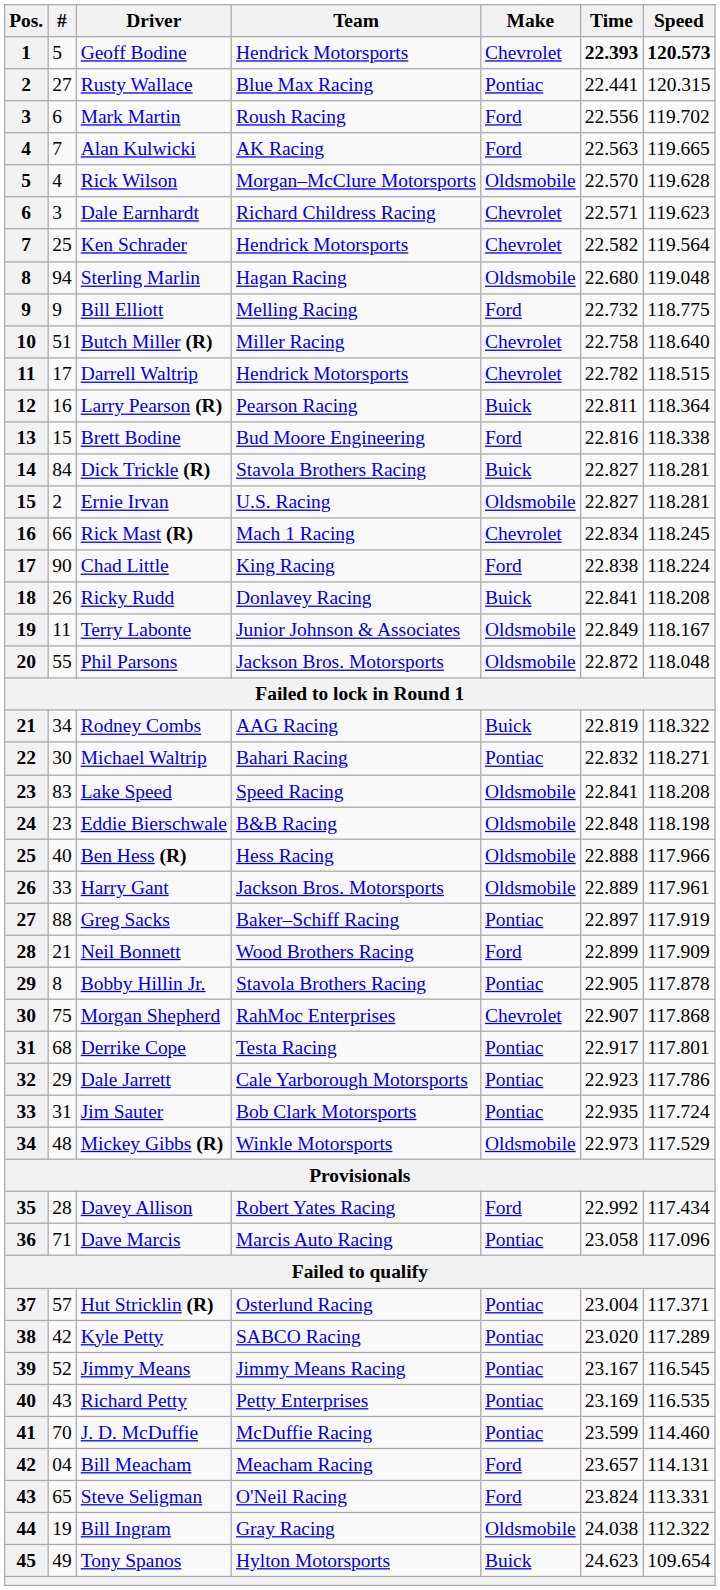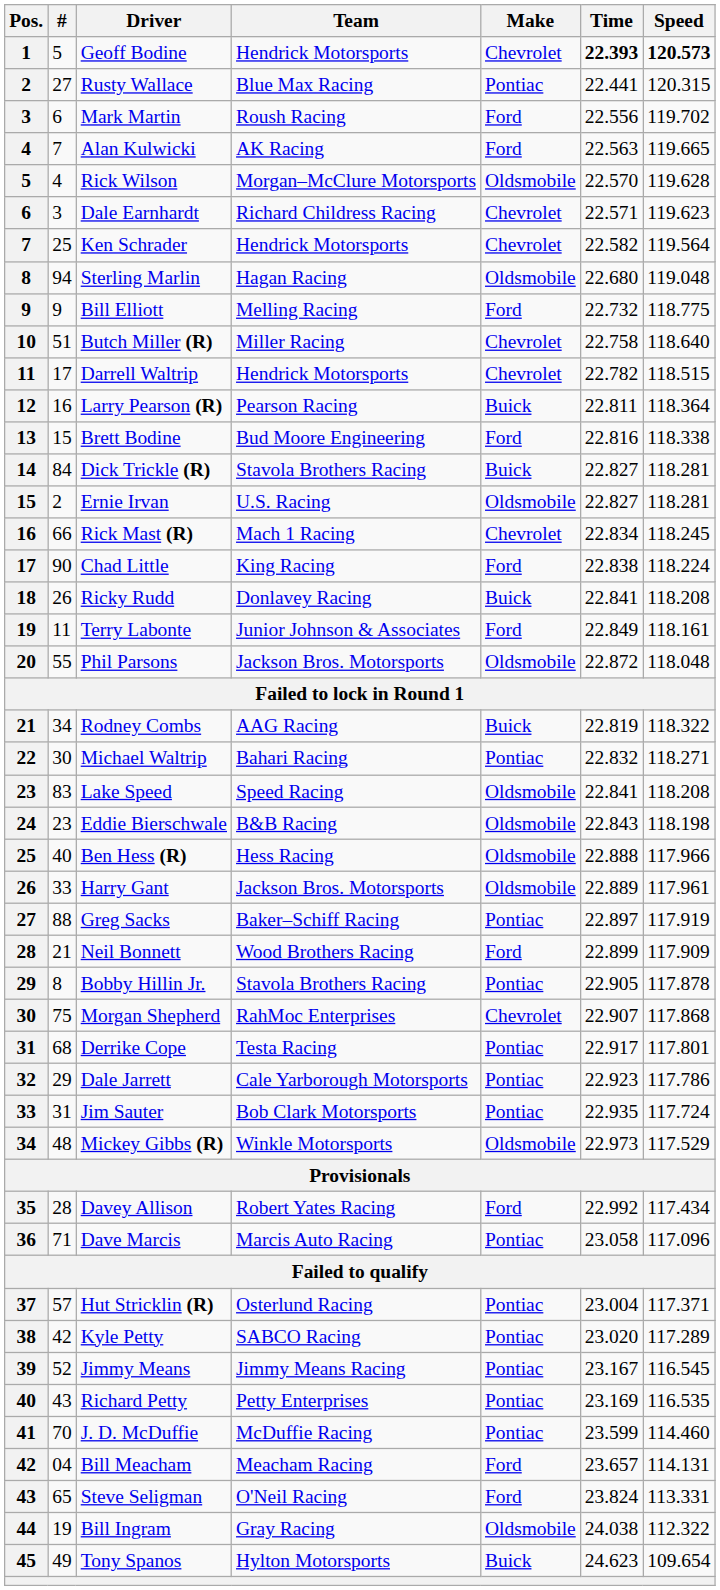(530, 630) Oldsmobile -> (503, 630) Ford
(679, 630) 118.167 -> (679, 630) 118.161
(612, 822) 22.848 -> (612, 822) 22.843
